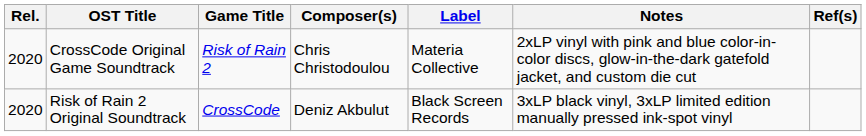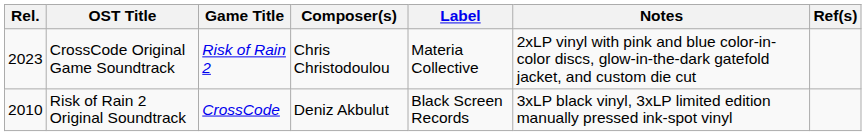(25, 58) 2020 -> (25, 58) 2023
(25, 109) 2020 -> (25, 109) 2010
